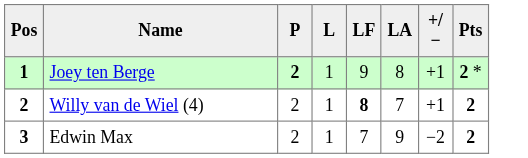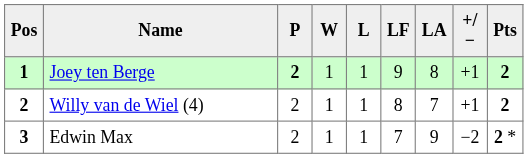+ column: (329, 30)
(471, 72) 2 * -> (505, 72) 2
(364, 104) bold -> (398, 104) normal
(471, 137) 2 -> (505, 137) 2 *
